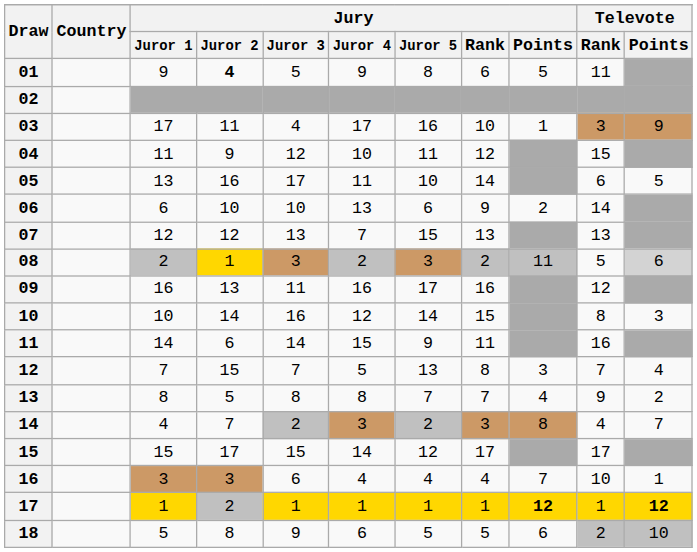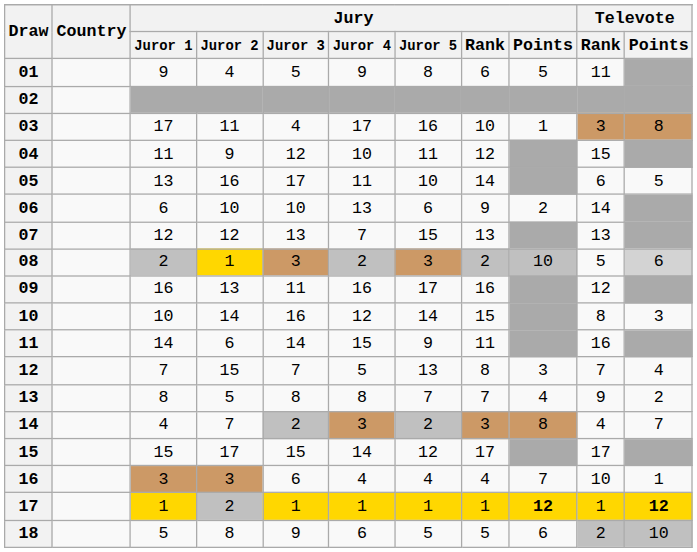(230, 72) bold -> (230, 72) normal
(659, 127) 9 -> (659, 127) 8
(543, 262) 11 -> (543, 262) 10
